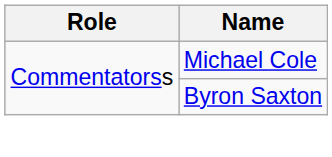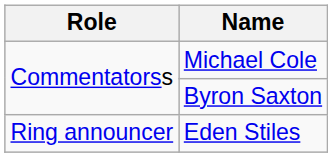+ row: (242, 132)
